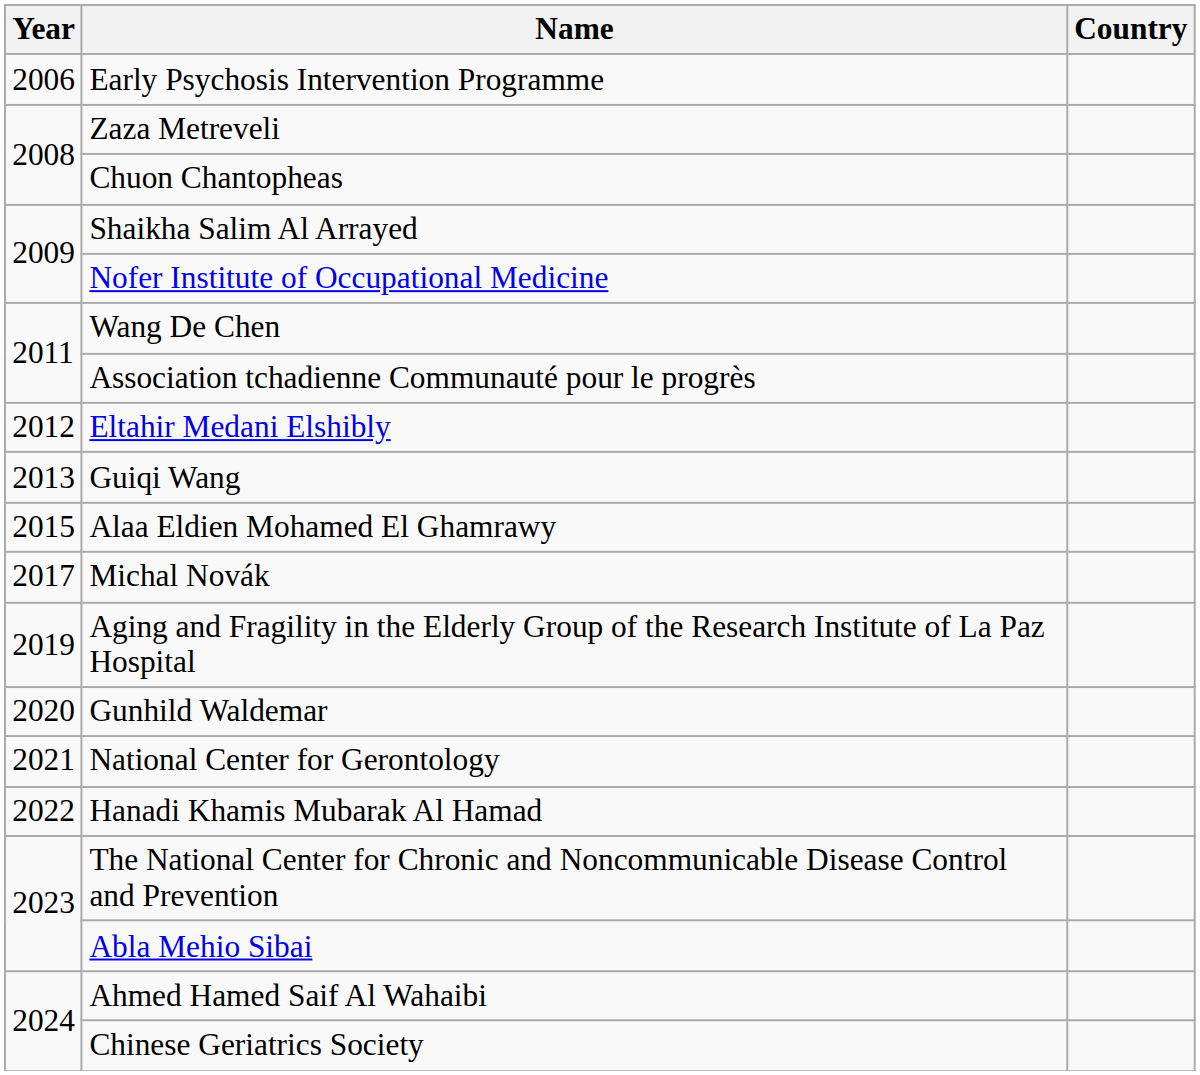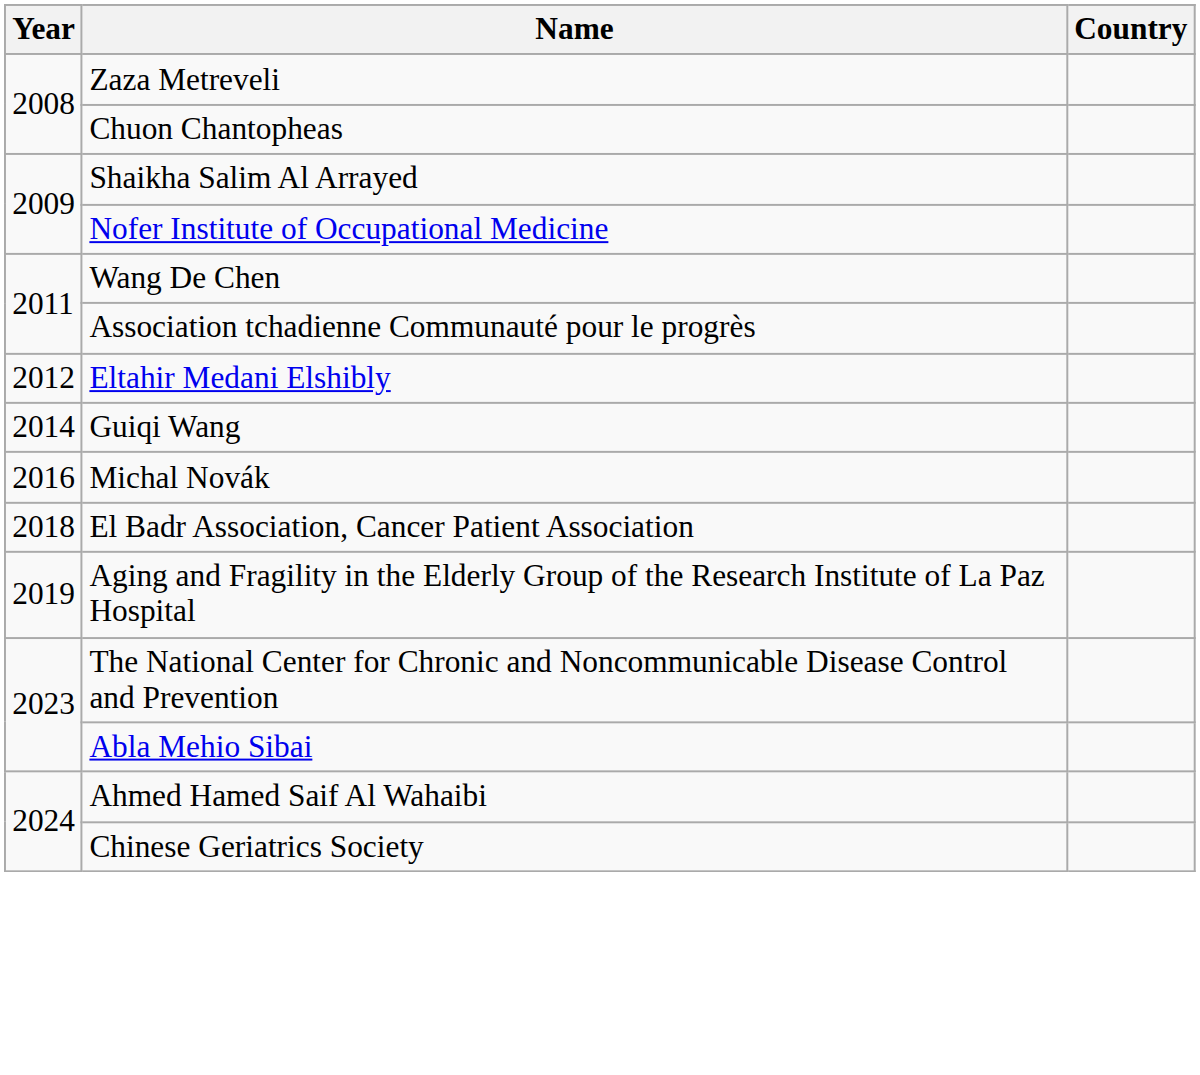- row: (347, 79)
(44, 476) 2013 -> (44, 427) 2014
- row: (323, 526)
(44, 576) 2017 -> (44, 476) 2016
+ row: (392, 526)
- row: (208, 711)
- row: (294, 760)
- row: (316, 810)
